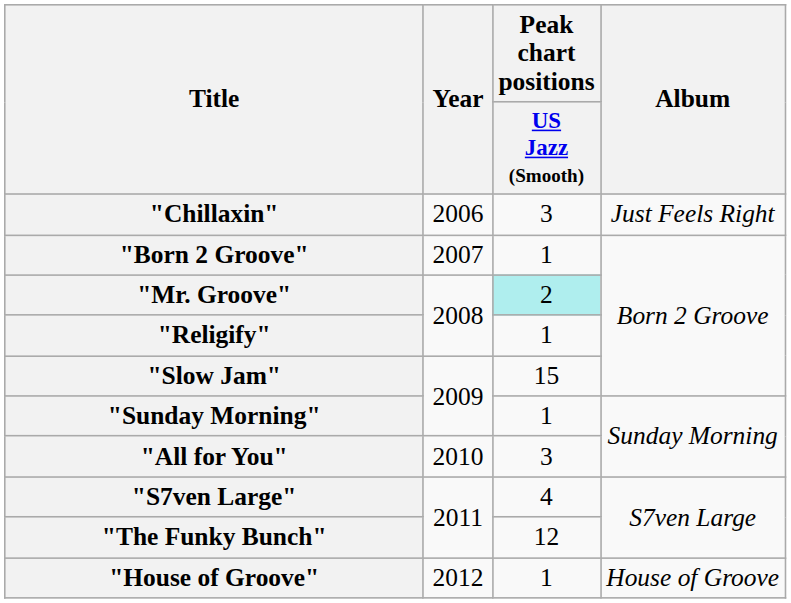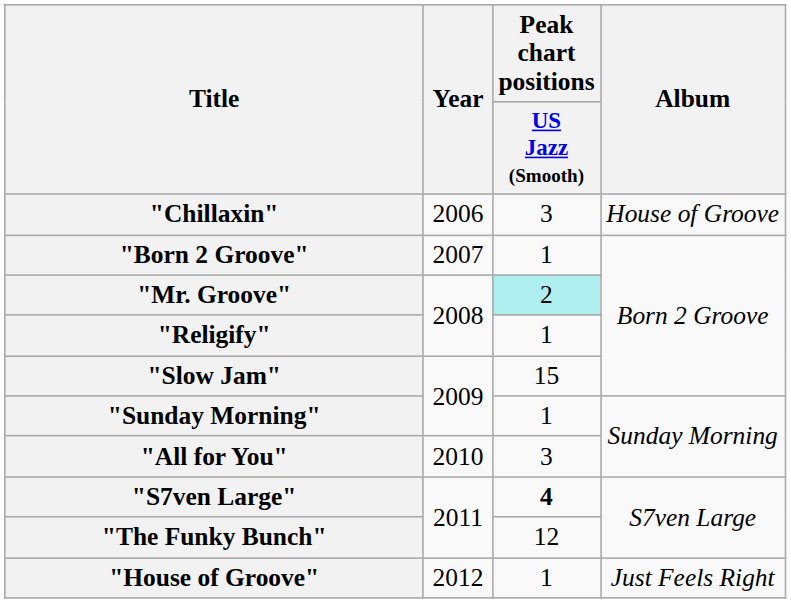(693, 214) Just Feels Right -> (693, 214) House of Groove
(546, 496) normal -> (546, 496) bold
(693, 577) House of Groove -> (693, 577) Just Feels Right
